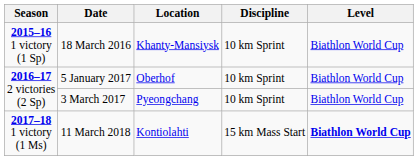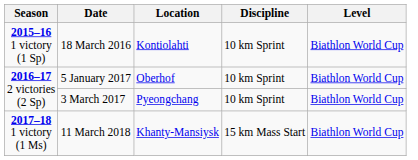(178, 44) Khanty-Mansiysk -> (163, 44) Kontiolahti
(163, 133) Kontiolahti -> (178, 133) Khanty-Mansiysk
(361, 133) bold -> (357, 133) normal
